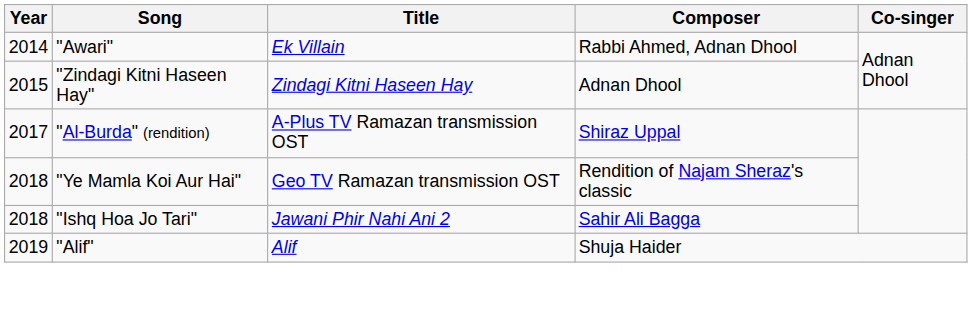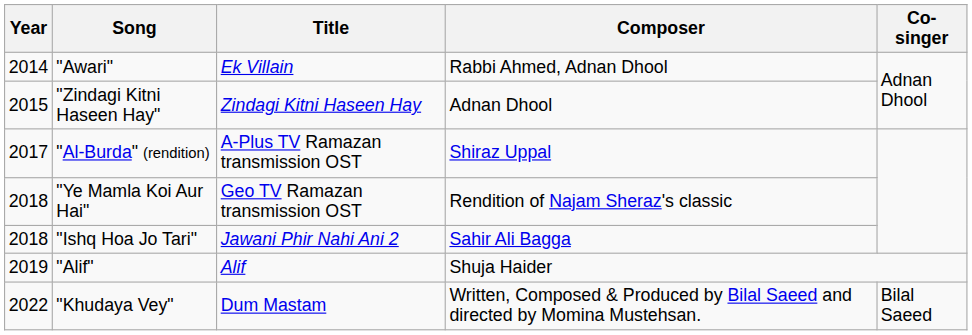+ row: (115, 305)
